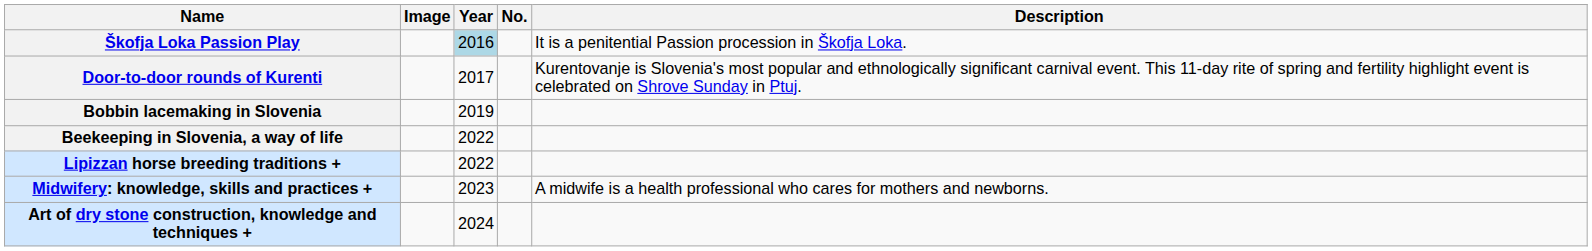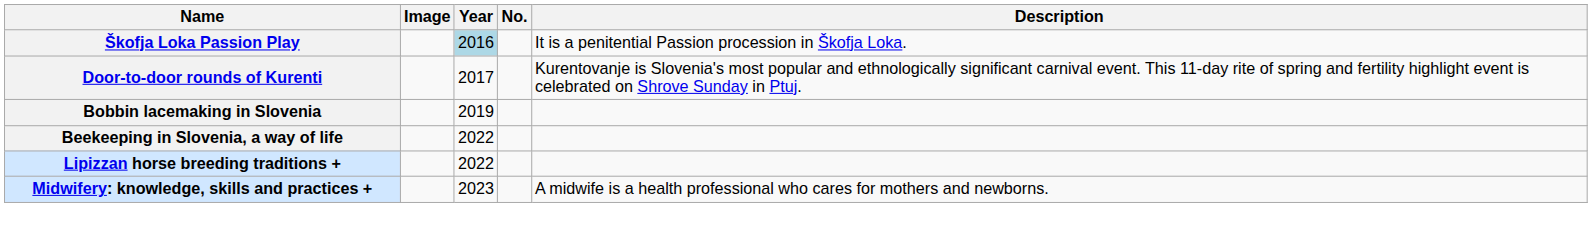- row: (202, 223)
